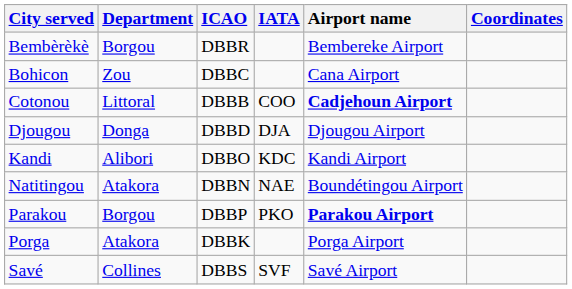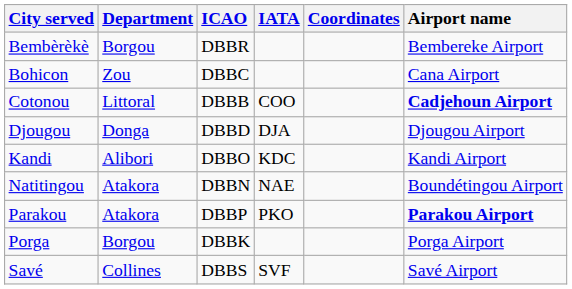columns swapped: (359, 18) <-> (517, 18)
(129, 213) Borgou -> (131, 213) Atakora
(131, 241) Atakora -> (129, 241) Borgou
